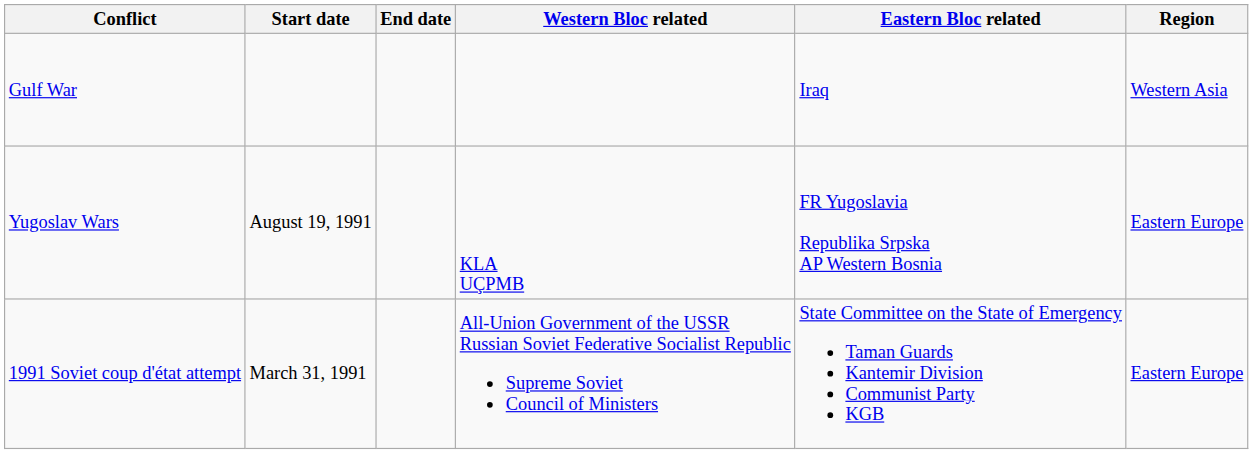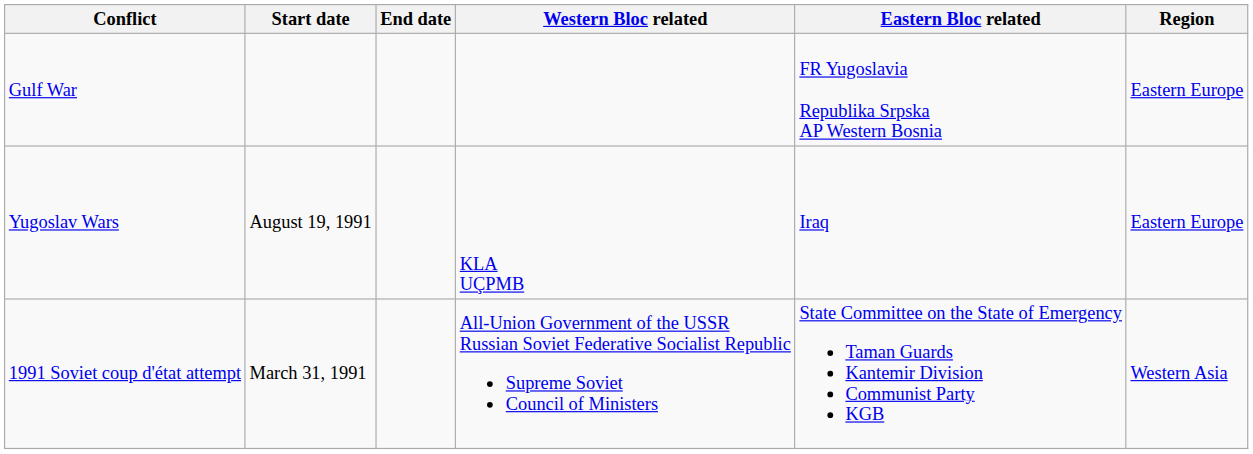(814, 89) Iraq -> (871, 100) FR Yugoslavia Republika Srpska AP Western Bosnia
(1179, 89) Western Asia -> (1187, 89) Eastern Europe
(871, 232) FR Yugoslavia Republika Srpska AP Western Bosnia -> (814, 222) Iraq
(1187, 373) Eastern Europe -> (1179, 373) Western Asia
